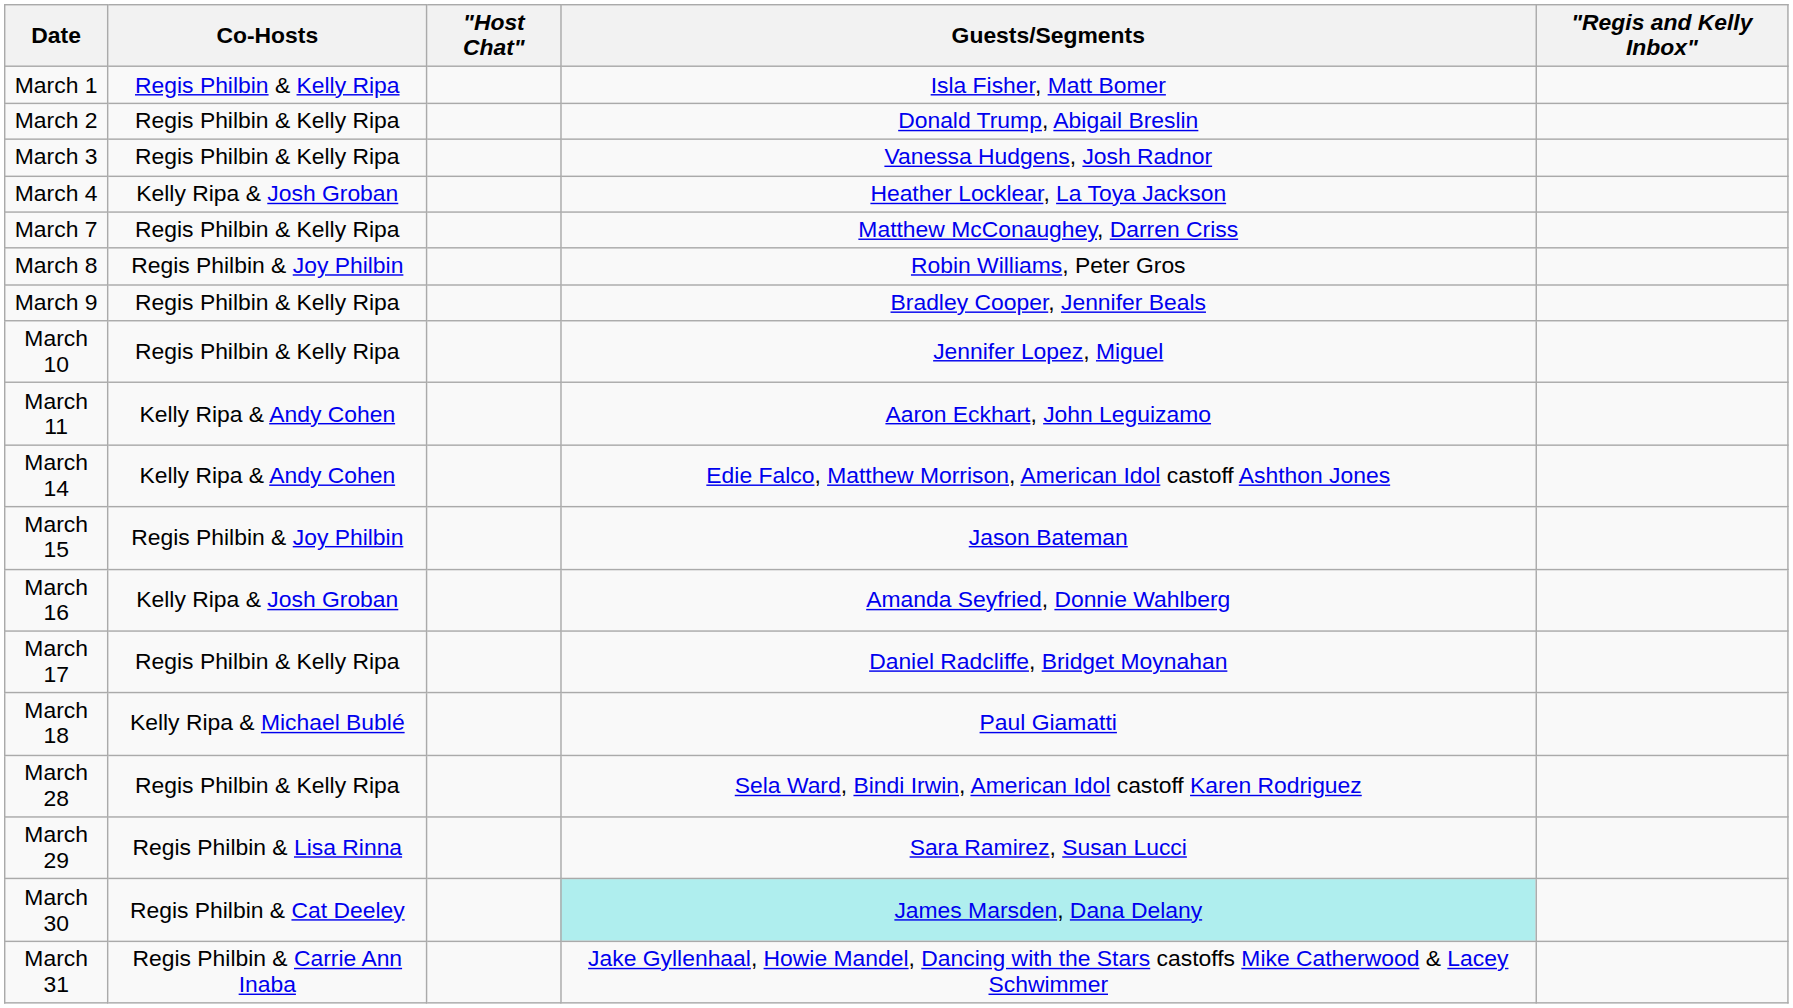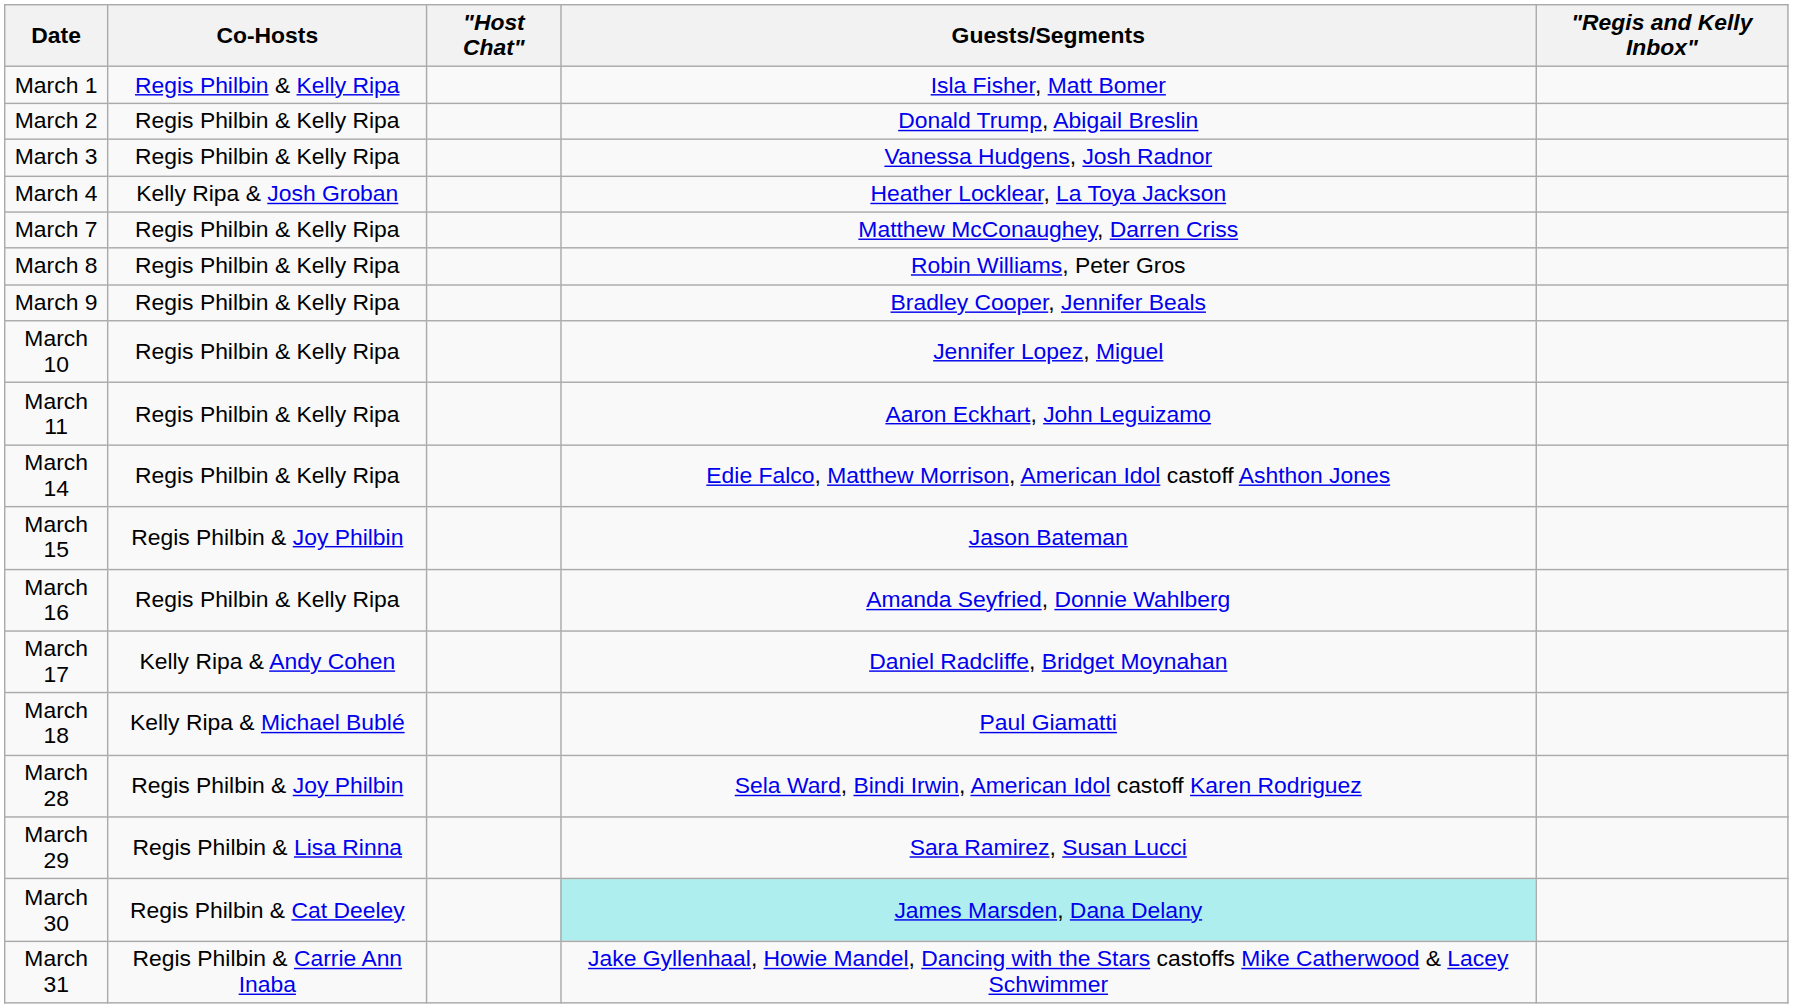(267, 266) Regis Philbin & Joy Philbin -> (267, 266) Regis Philbin & Kelly Ripa
(267, 413) Kelly Ripa & Andy Cohen -> (267, 413) Regis Philbin & Kelly Ripa
(267, 475) Kelly Ripa & Andy Cohen -> (267, 475) Regis Philbin & Kelly Ripa
(267, 599) Kelly Ripa & Josh Groban -> (267, 599) Regis Philbin & Kelly Ripa
(267, 661) Regis Philbin & Kelly Ripa -> (267, 661) Kelly Ripa & Andy Cohen
(267, 785) Regis Philbin & Kelly Ripa -> (267, 785) Regis Philbin & Joy Philbin
